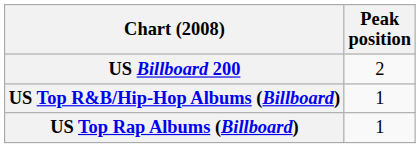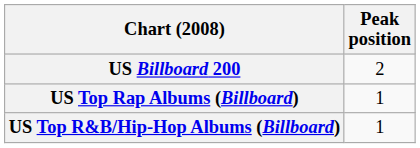rows swapped: (174, 98) <-> (174, 127)
